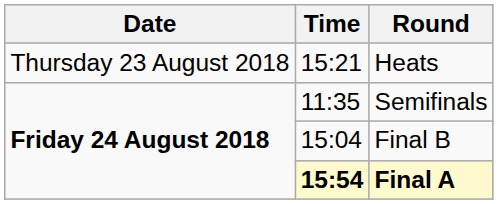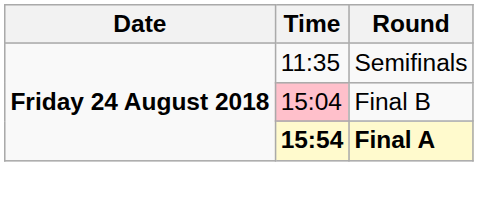- row: (407, 62)
(331, 140) no background -> (311, 101) pink background
